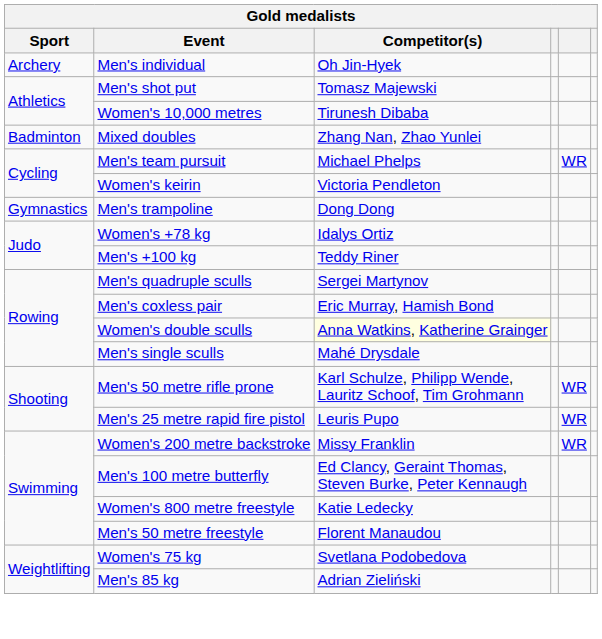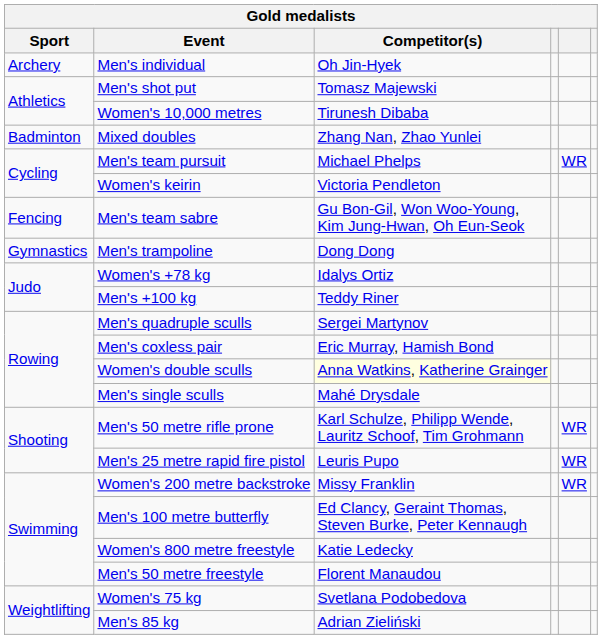+ row: (158, 217)
